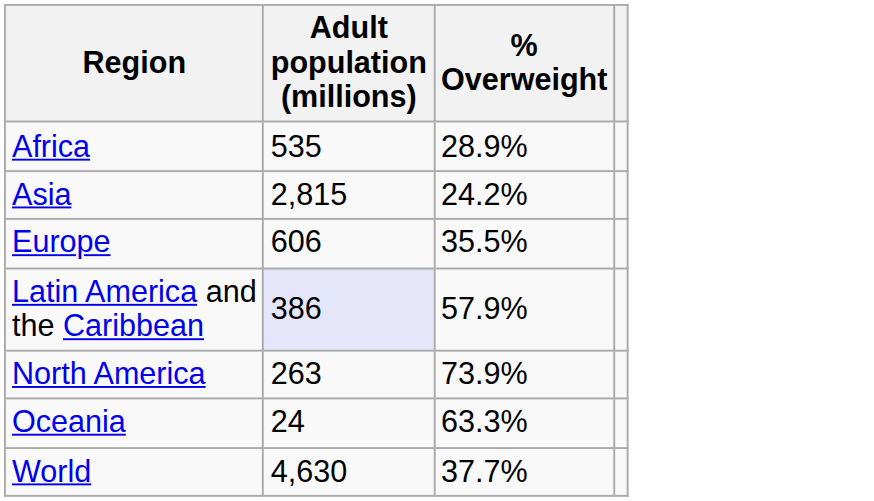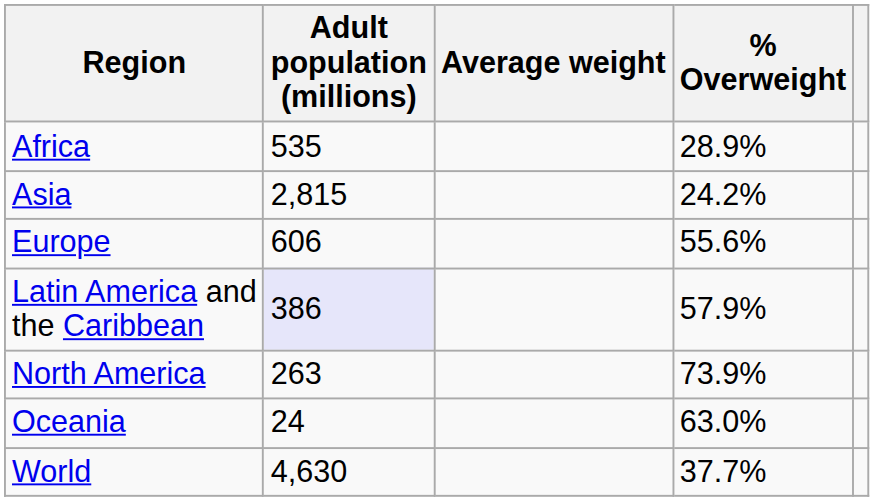+ column: (553, 63)
(484, 242) 35.5% -> (723, 242) 55.6%
(484, 422) 63.3% -> (723, 422) 63.0%
